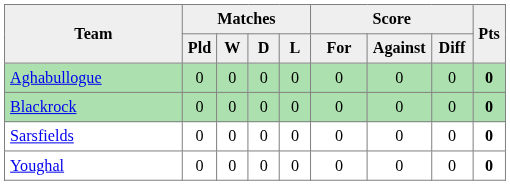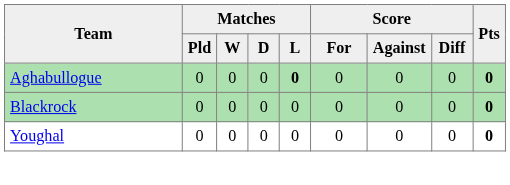(295, 77) normal -> (295, 77) bold
- row: (42, 136)
